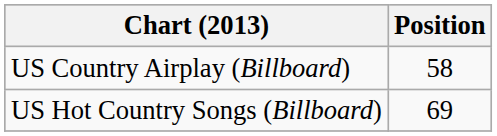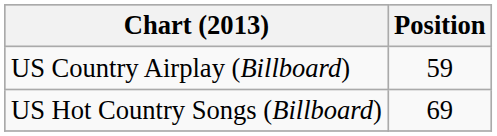(440, 67) 58 -> (440, 67) 59
